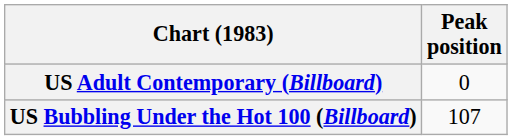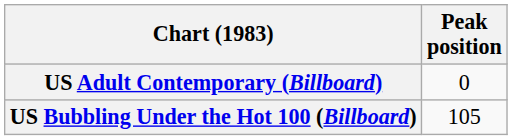(464, 116) 107 -> (464, 116) 105
